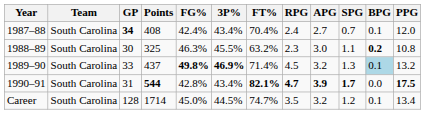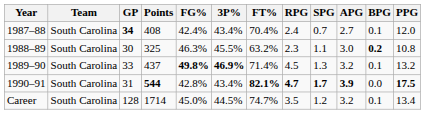columns swapped: (325, 13) <-> (352, 13)
(375, 65) lightblue background -> (375, 65) no background
